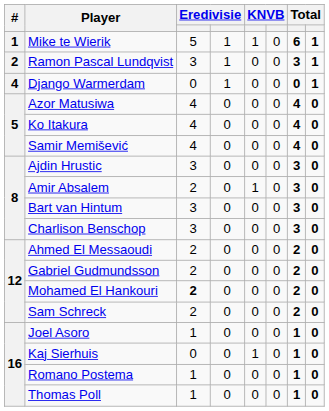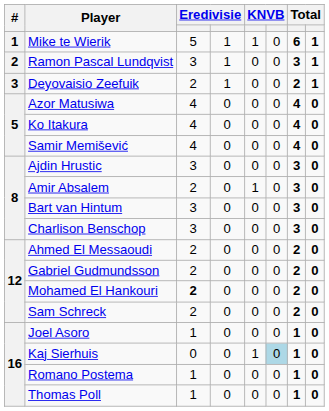+ row: (83, 83)
- row: (87, 83)
(277, 353) no background -> (277, 353) lightblue background
